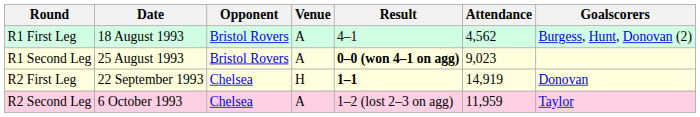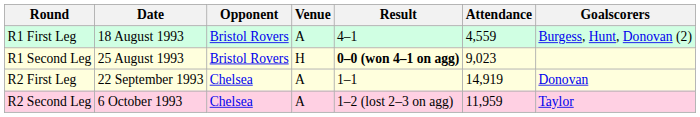(481, 36) 4,562 -> (481, 36) 4,559
(300, 58) A -> (300, 58) H
(300, 79) H -> (300, 79) A
(347, 79) bold -> (347, 79) normal
